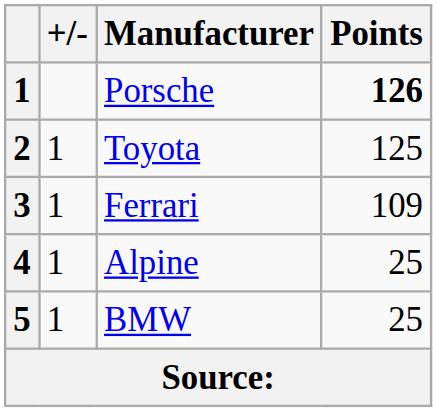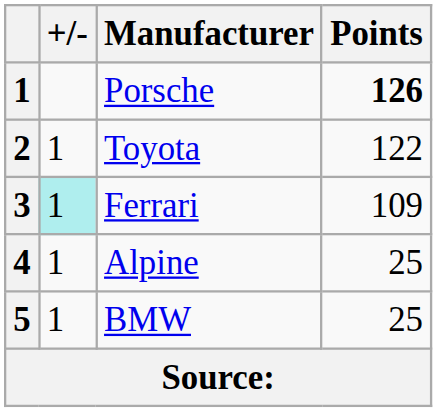(397, 148) 125 -> (397, 148) 122
(55, 205) no background -> (55, 205) paleturquoise background
